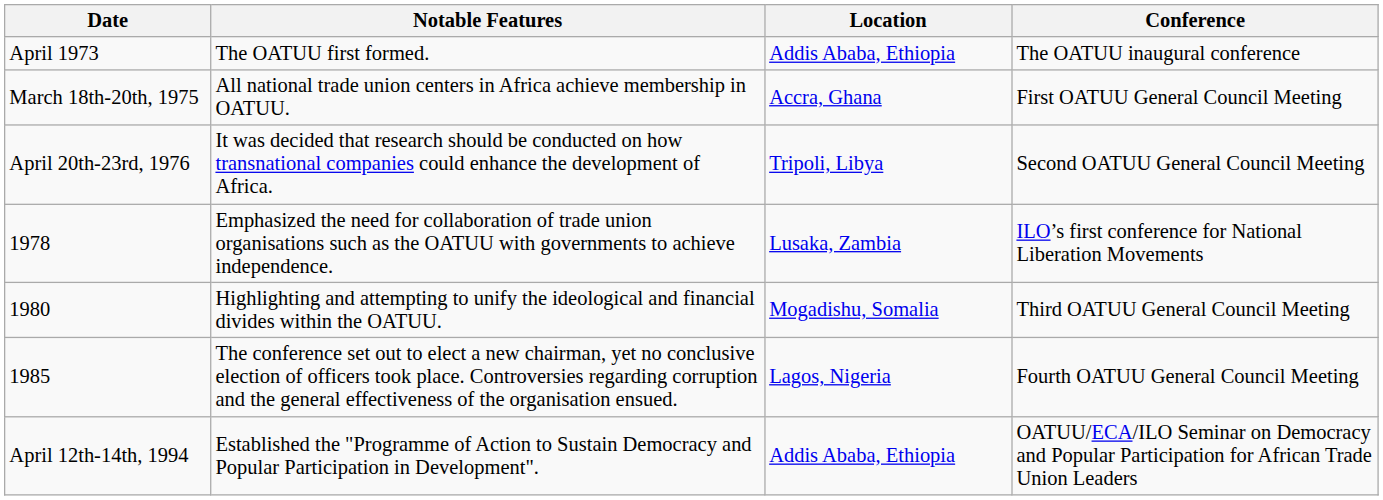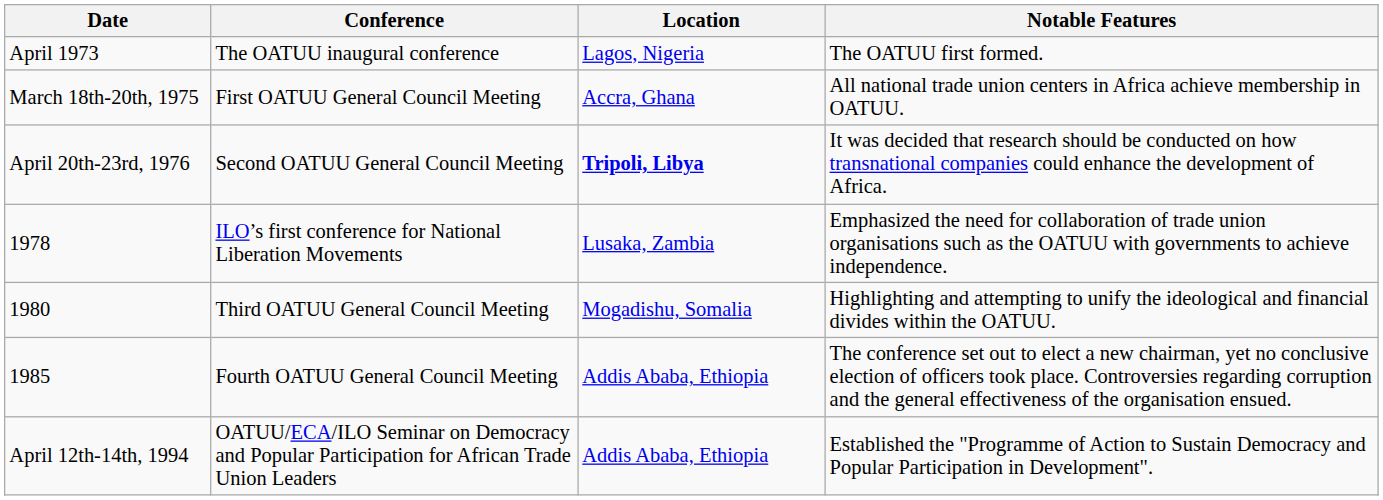columns swapped: (1195, 20) <-> (488, 20)
(862, 53) Addis Ababa, Ethiopia -> (643, 53) Lagos, Nigeria
(826, 164) normal -> (643, 164) bold
(830, 376) Lagos, Nigeria -> (675, 376) Addis Ababa, Ethiopia
